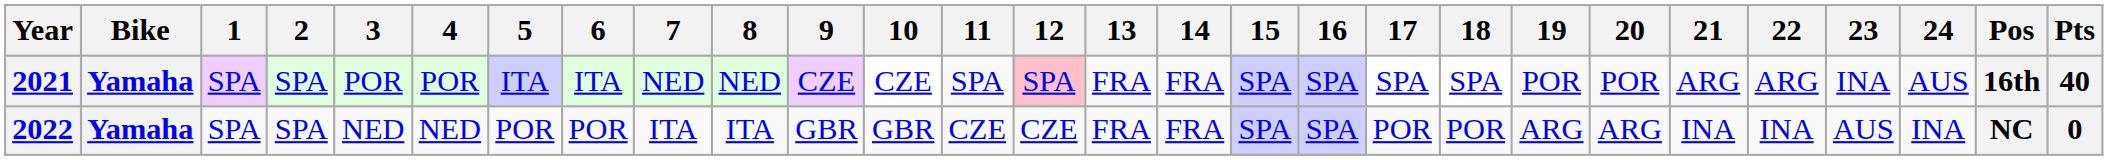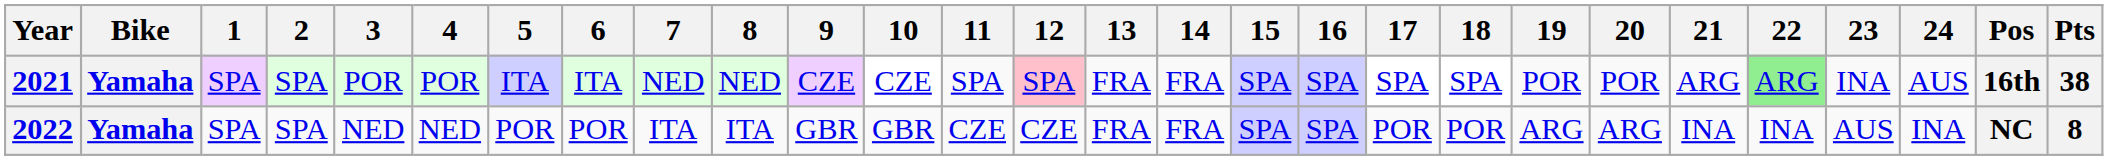(1787, 80) no background -> (1787, 80) lightgreen background
(2075, 80) 40 -> (2075, 80) 38
(2075, 130) 0 -> (2075, 130) 8
